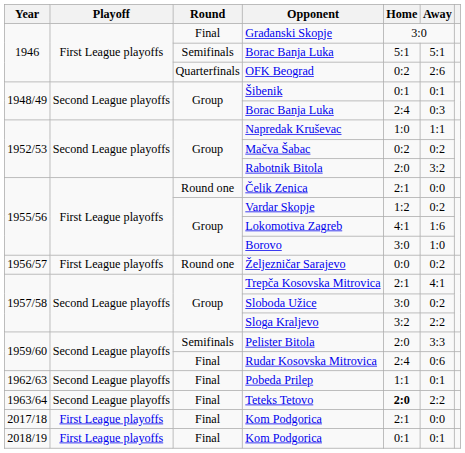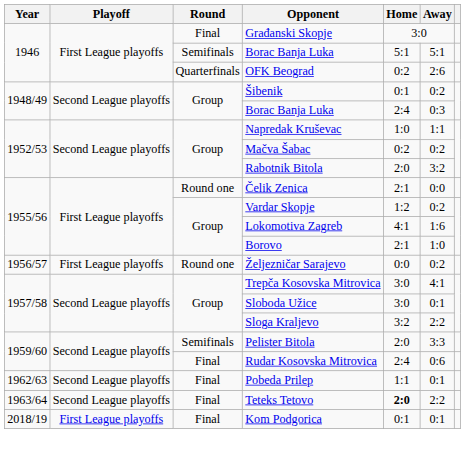(437, 91) 0:1 -> (437, 91) 0:2
(402, 245) 3:0 -> (402, 245) 2:1
(402, 284) 2:1 -> (402, 284) 3:0
(437, 303) 0:2 -> (437, 303) 0:1
- row: (27, 419)
